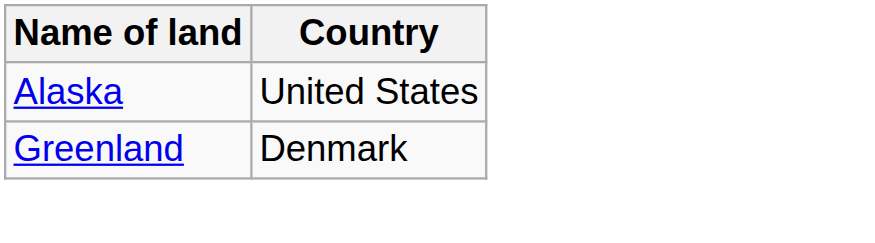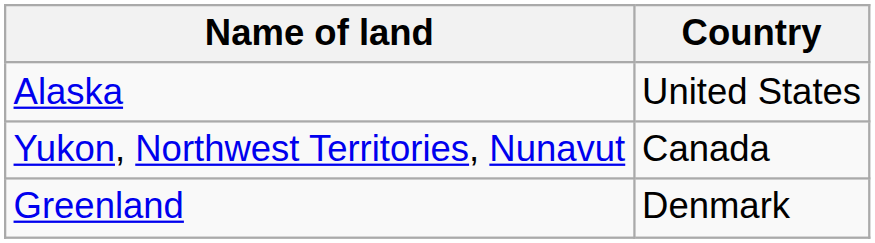+ row: (319, 149)
